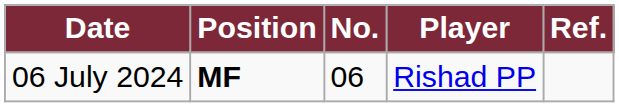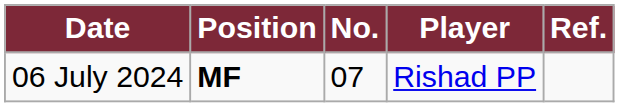(347, 76) 06 -> (347, 76) 07
